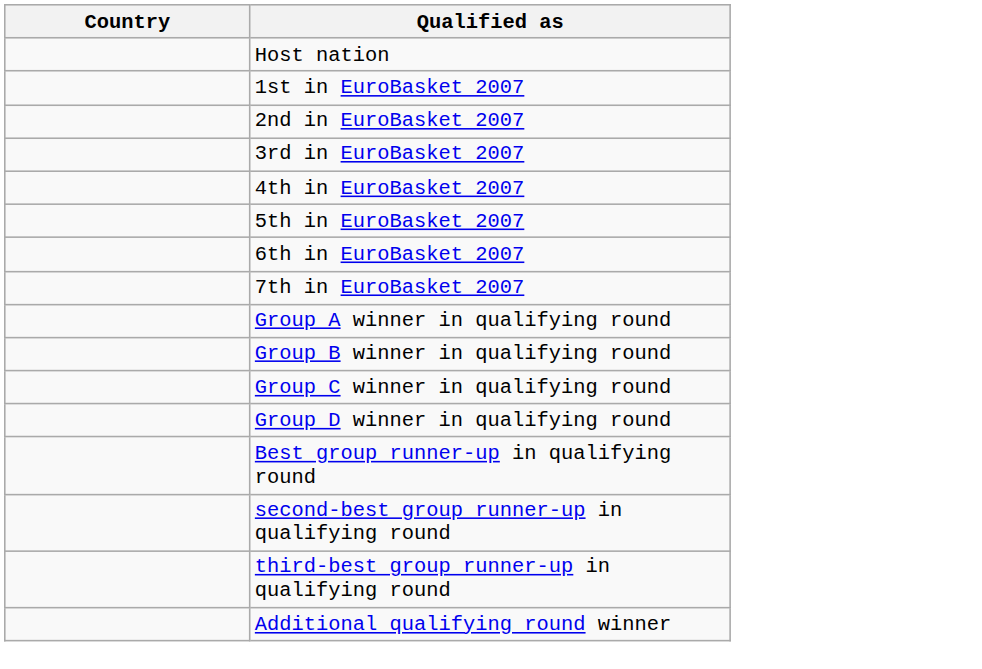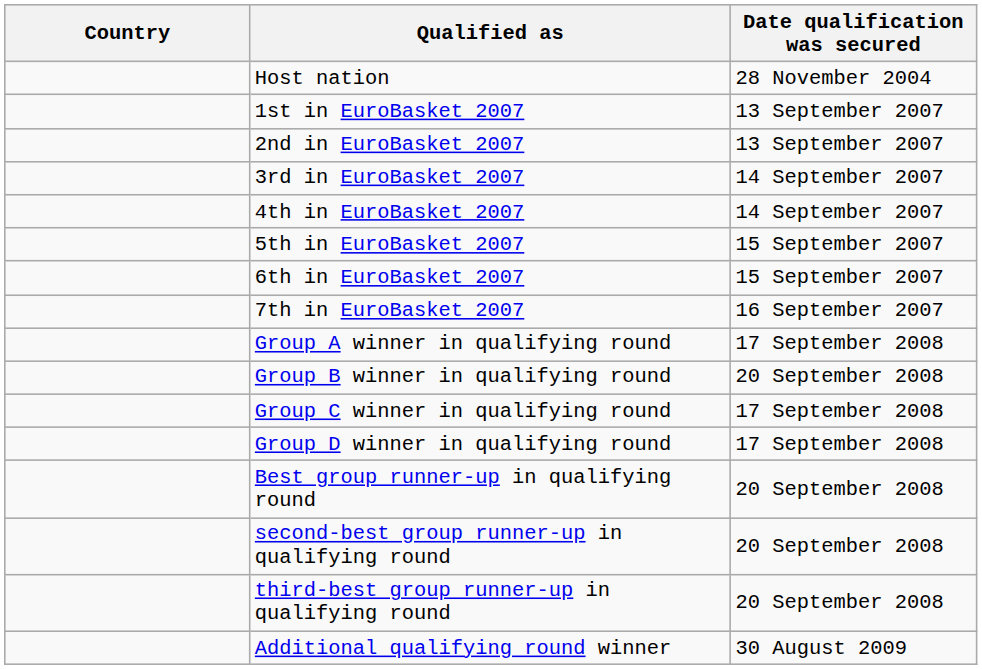+ column: (853, 33)
